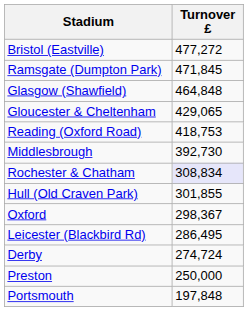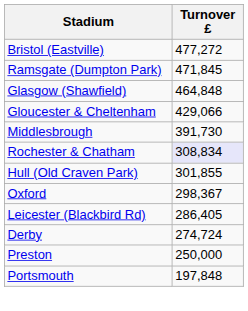(199, 111) 429,065 -> (199, 111) 429,066
- row: (74, 132)
(199, 152) 392,730 -> (199, 132) 391,730
(199, 234) 286,495 -> (199, 214) 286,405
